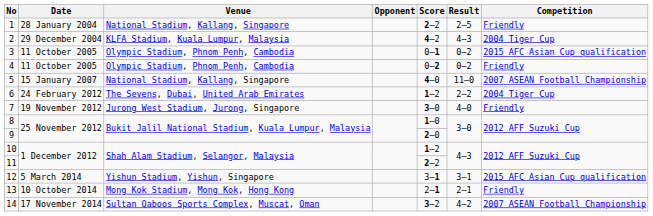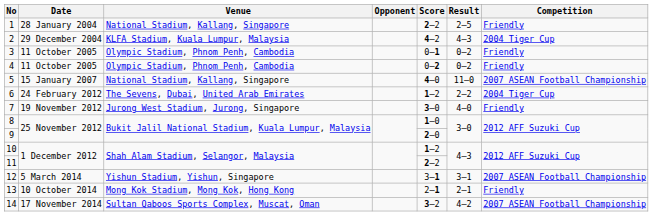(565, 53) 2015 AFC Asian Cup qualification -> (504, 53) Friendly
(565, 176) 2015 AFC Asian Cup qualification -> (565, 176) 2007 ASEAN Football Championship
